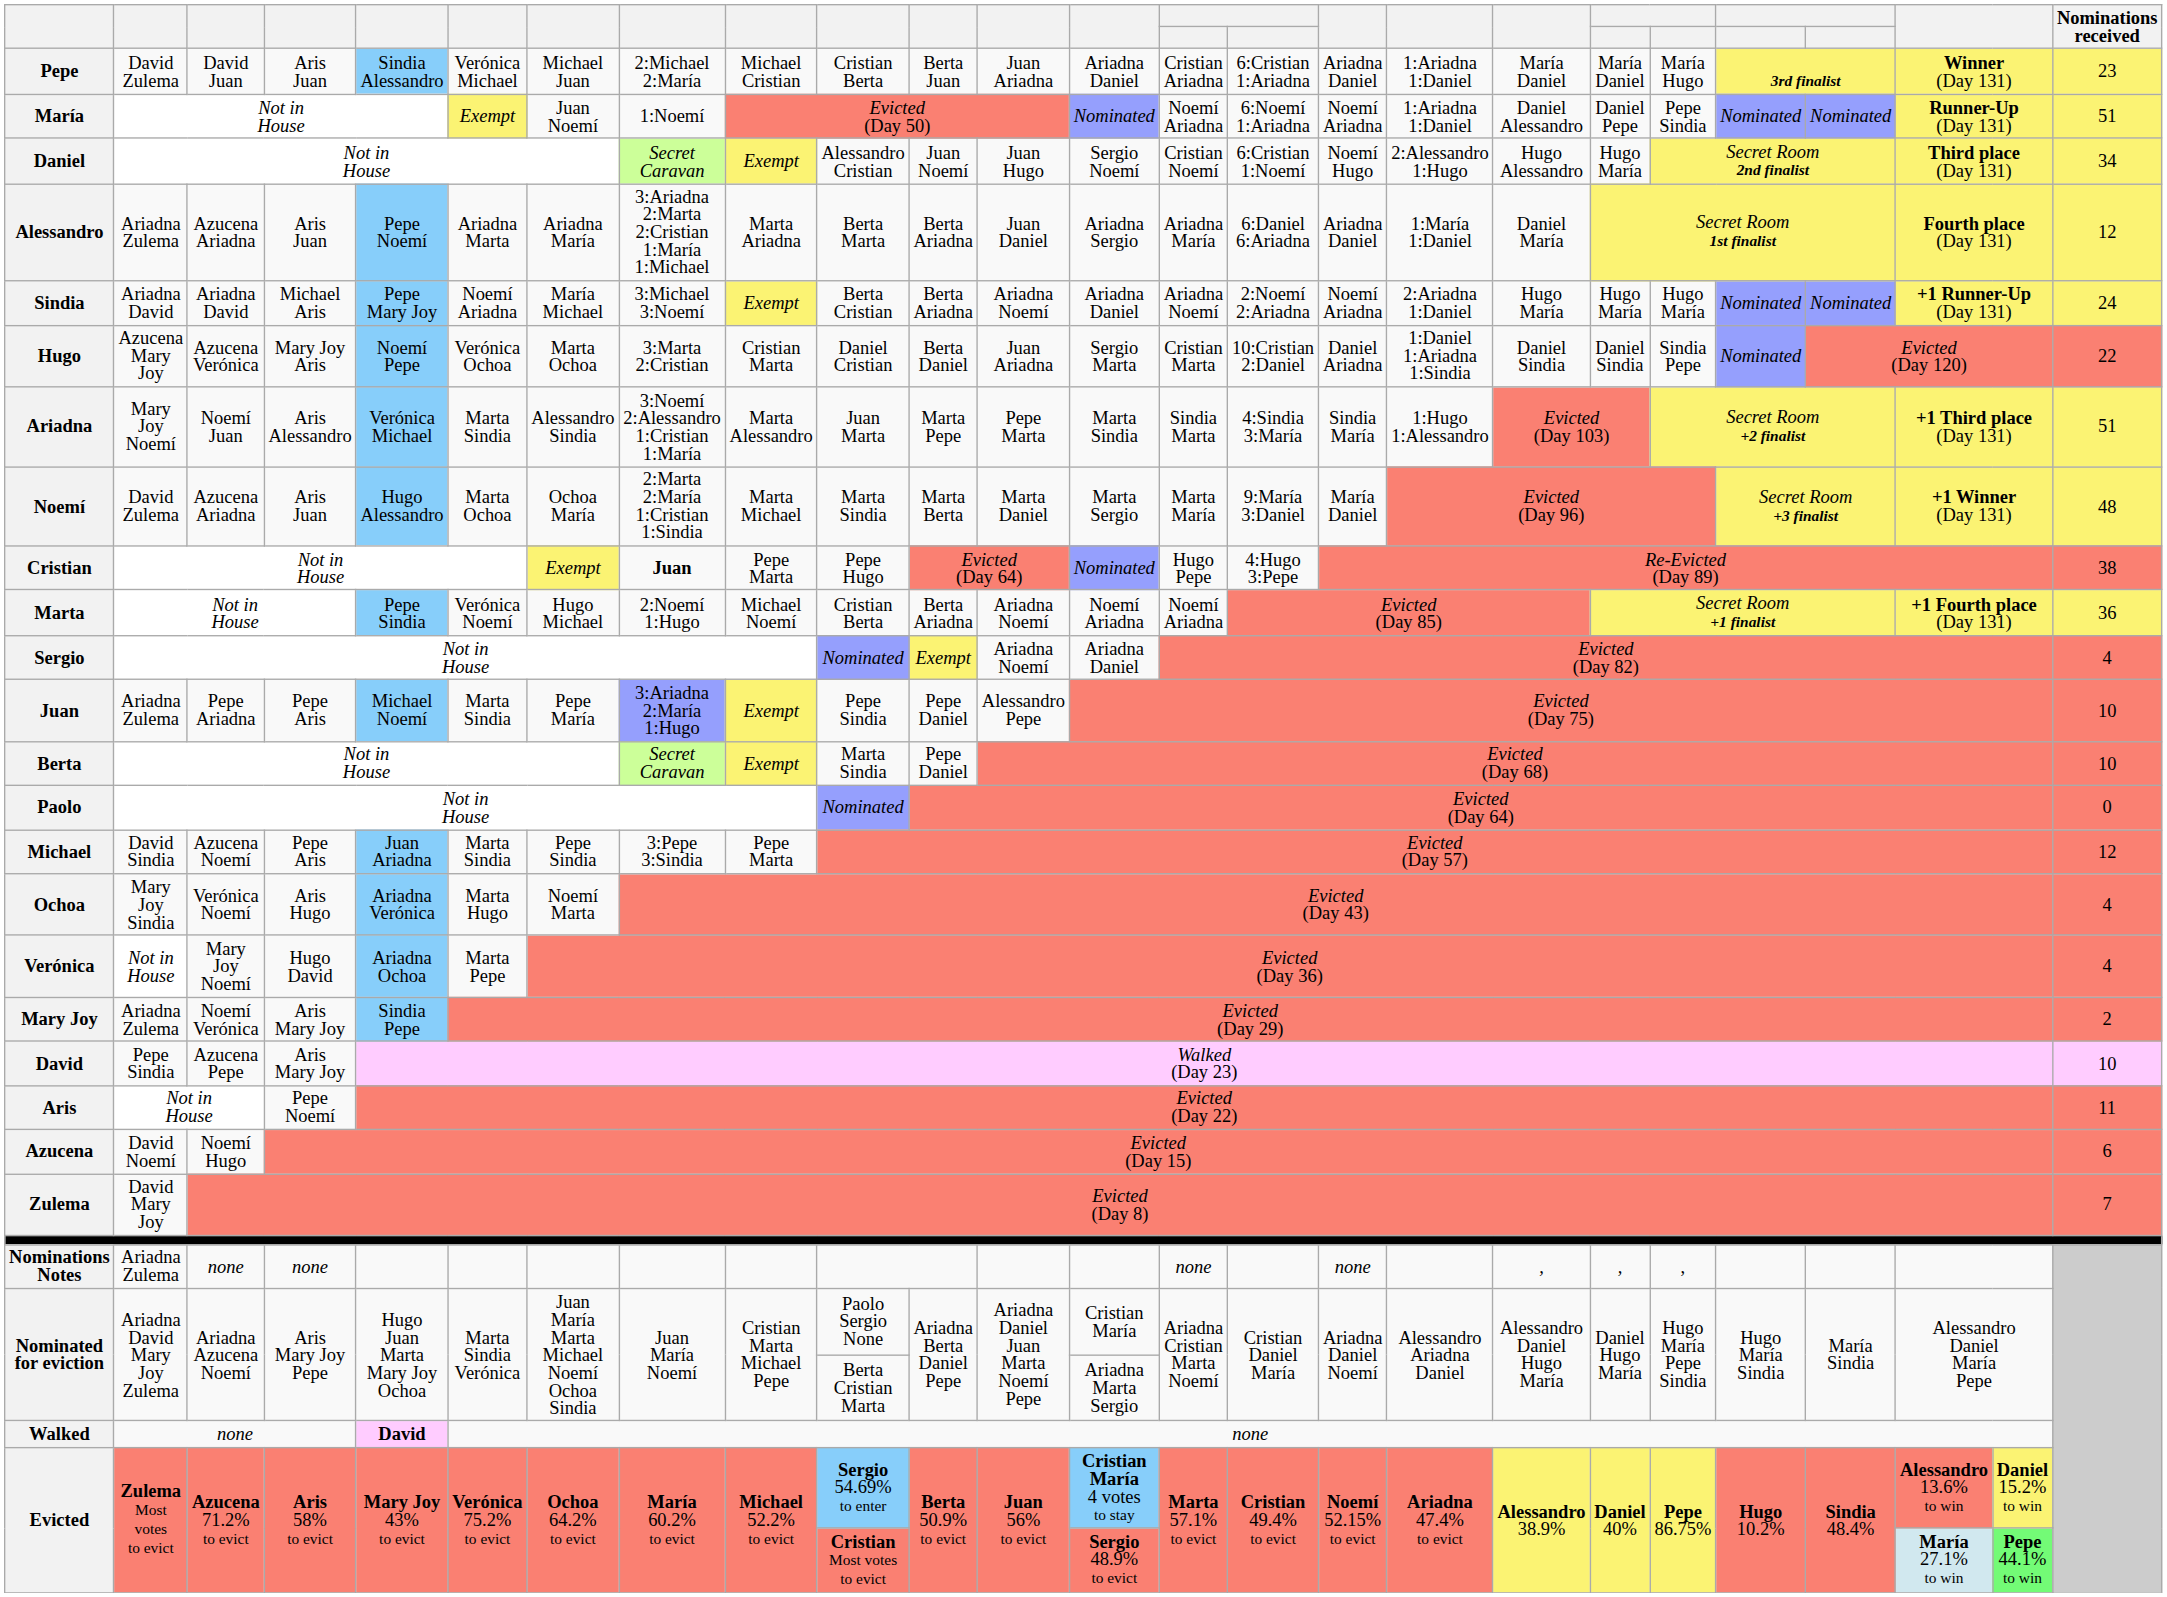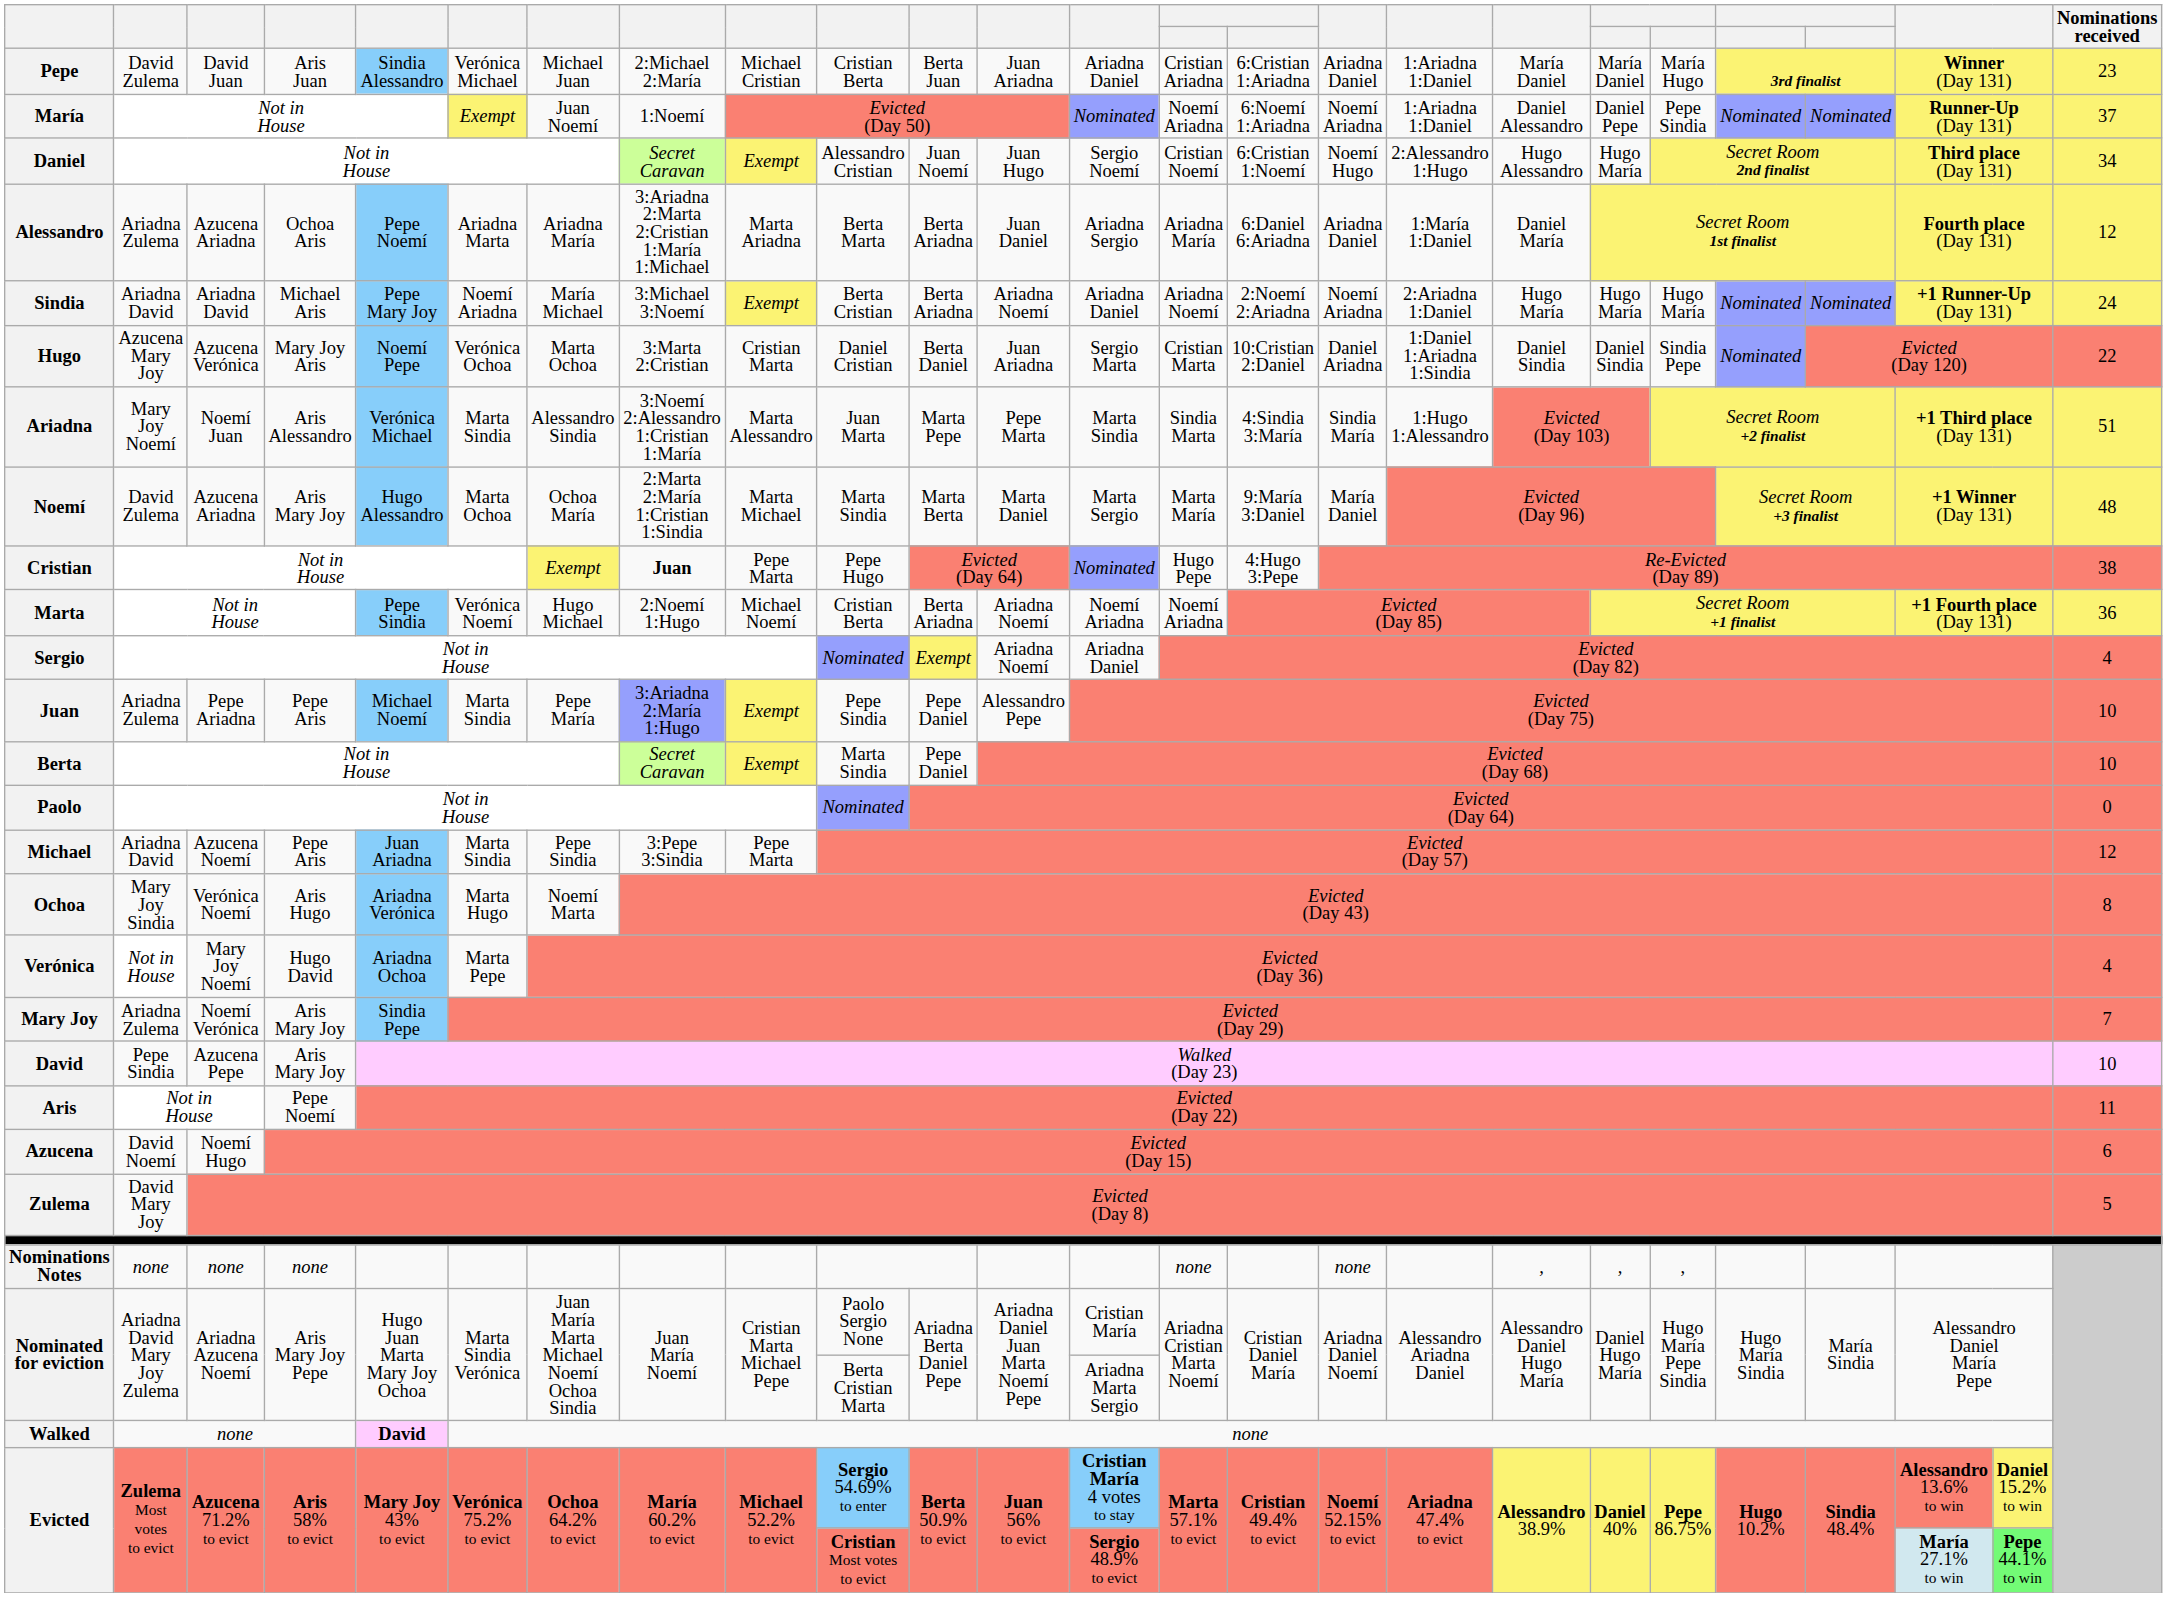(2107, 116) 51 -> (2107, 116) 37
(310, 232) Aris Juan -> (310, 232) Ochoa Aris
(310, 506) Aris Juan -> (310, 506) Aris Mary Joy
(151, 851) David Sindia -> (151, 851) Ariadna David
(2107, 904) 4 -> (2107, 904) 8
(2107, 1019) 2 -> (2107, 1019) 7
(2107, 1204) 7 -> (2107, 1204) 5
(151, 1266) Ariadna Zulema -> (151, 1266) none
